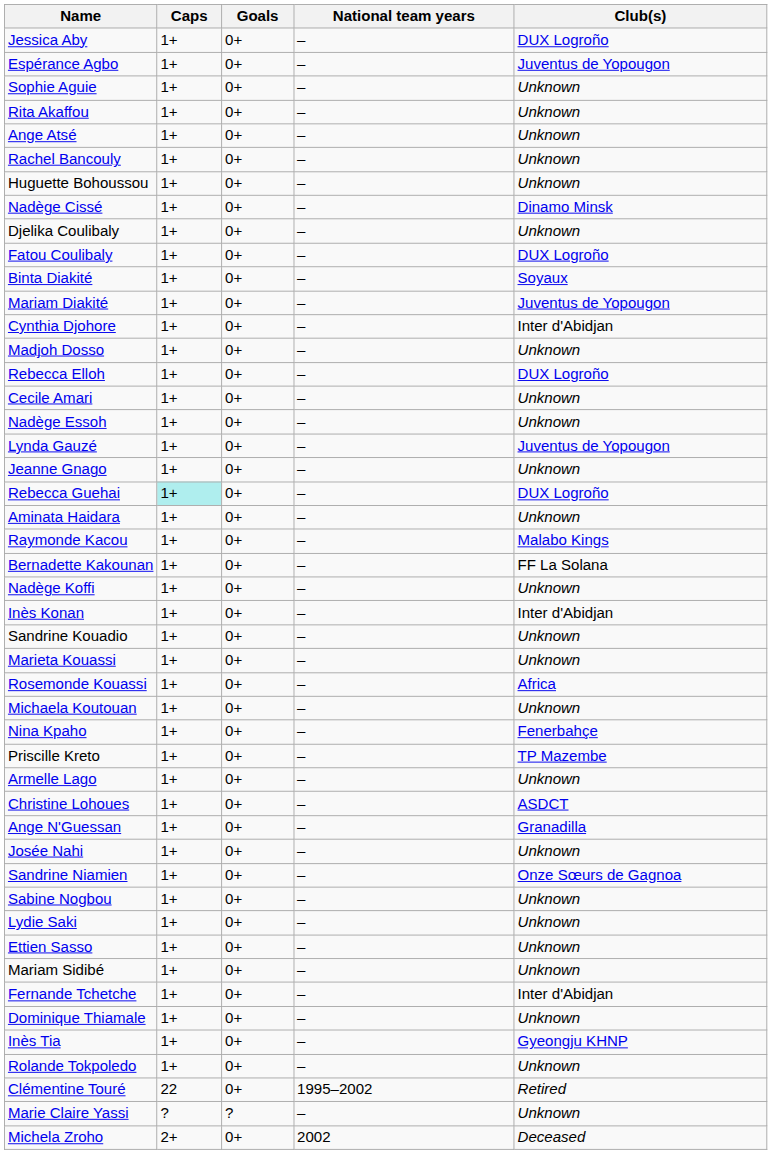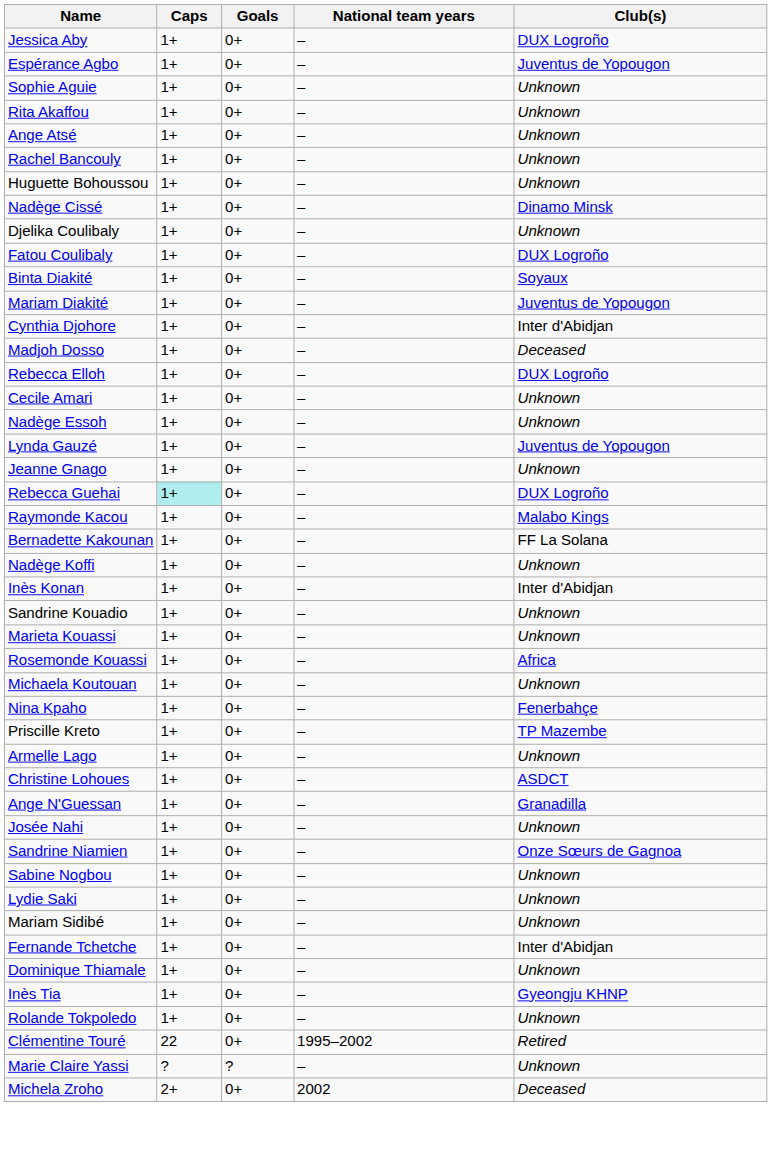(549, 350) Unknown -> (551, 350) Deceased
- row: (64, 517)
- row: (50, 946)
